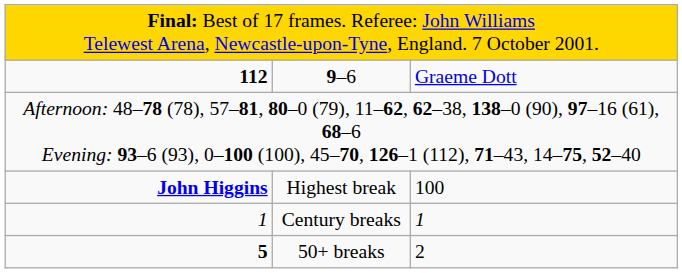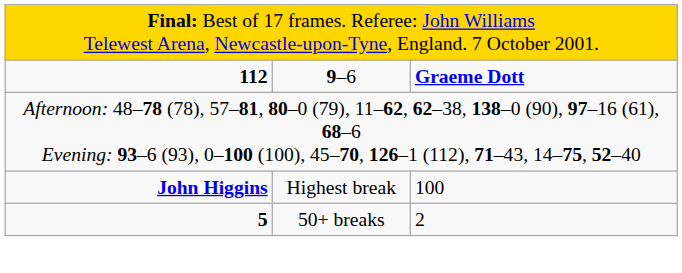(466, 76) normal -> (470, 76) bold
- row: (341, 219)
